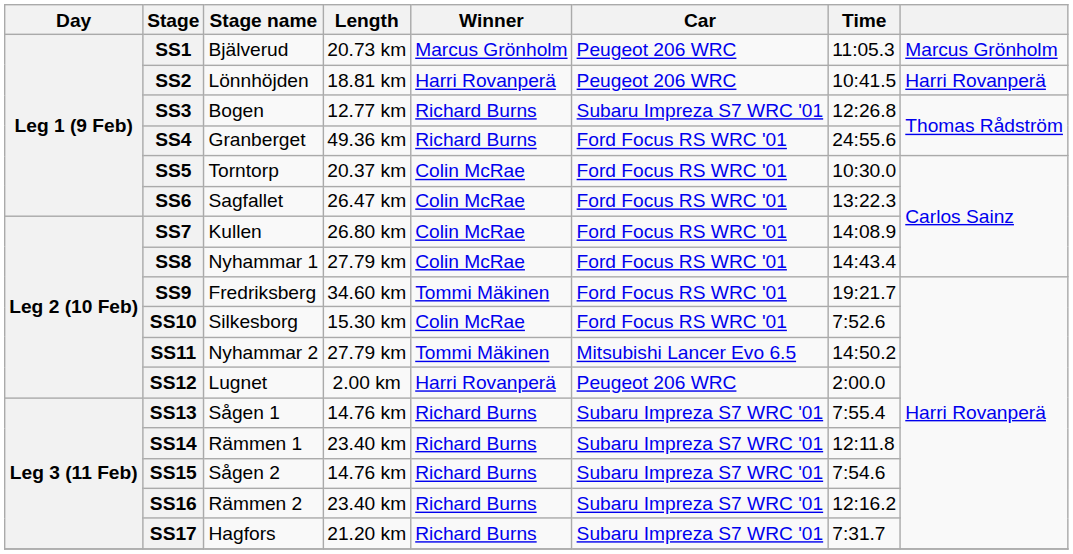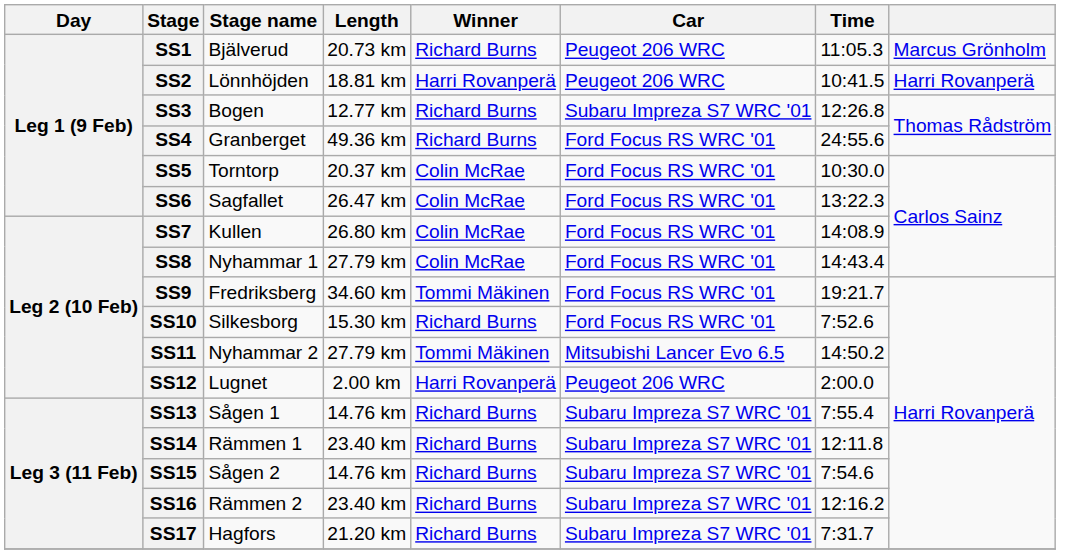(491, 50) Marcus Grönholm -> (476, 50) Richard Burns
(470, 322) Colin McRae -> (476, 322) Richard Burns
